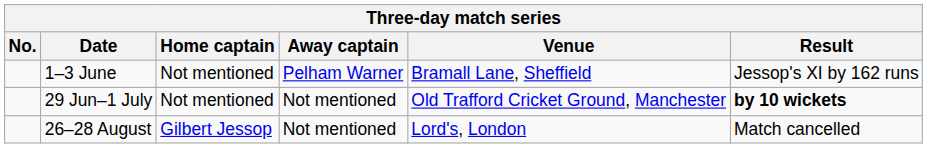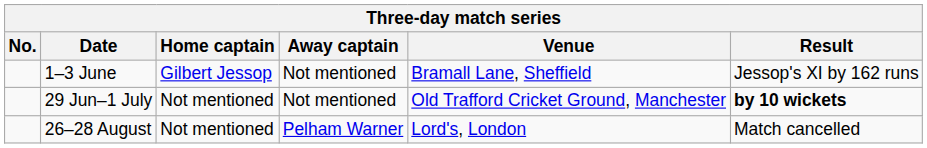(217, 73) Not mentioned -> (216, 73) Gilbert Jessop
(343, 73) Pelham Warner -> (339, 73) Not mentioned
(216, 128) Gilbert Jessop -> (217, 128) Not mentioned
(339, 128) Not mentioned -> (343, 128) Pelham Warner
